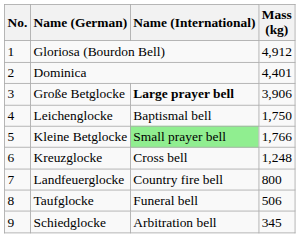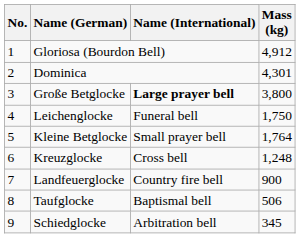(277, 72) 4,401 -> (277, 72) 4,301
(277, 94) 3,906 -> (277, 94) 3,800
(172, 115) Baptismal bell -> (166, 115) Funeral bell
(180, 136) lightgreen background -> (180, 136) no background
(277, 136) 1,766 -> (277, 136) 1,764
(272, 179) 800 -> (272, 179) 900
(166, 200) Funeral bell -> (172, 200) Baptismal bell
